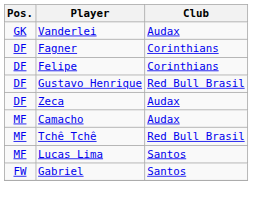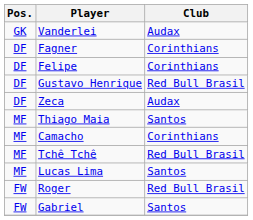+ row: (74, 119)
(163, 119) Audax -> (183, 136) Corinthians
+ row: (54, 189)
